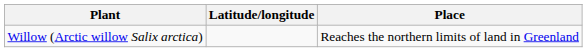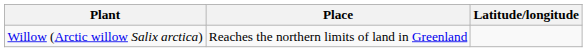columns swapped: (450, 15) <-> (262, 15)
